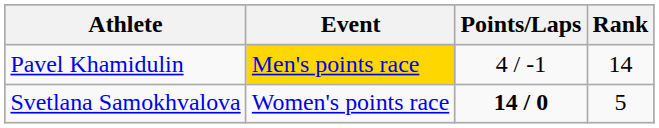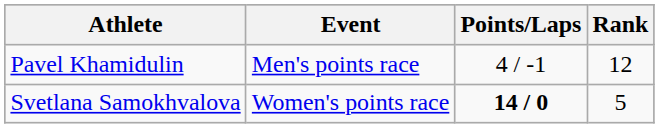(336, 64) gold background -> (336, 64) no background
(620, 64) 14 -> (620, 64) 12
